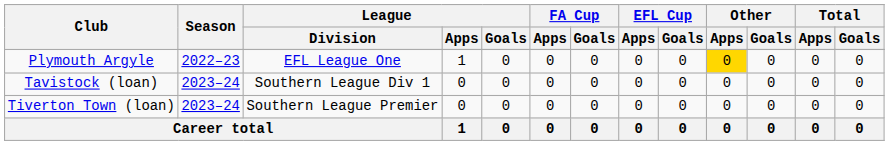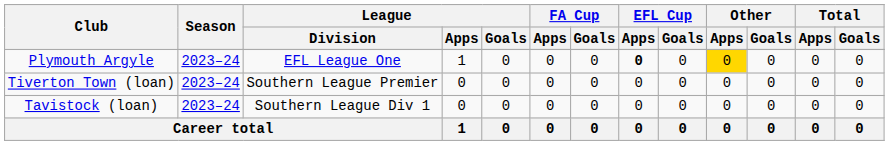(211, 61) 2022–23 -> (211, 61) 2023–24
(639, 61) normal -> (639, 61) bold
rows swapped: (342, 107) <-> (342, 84)
